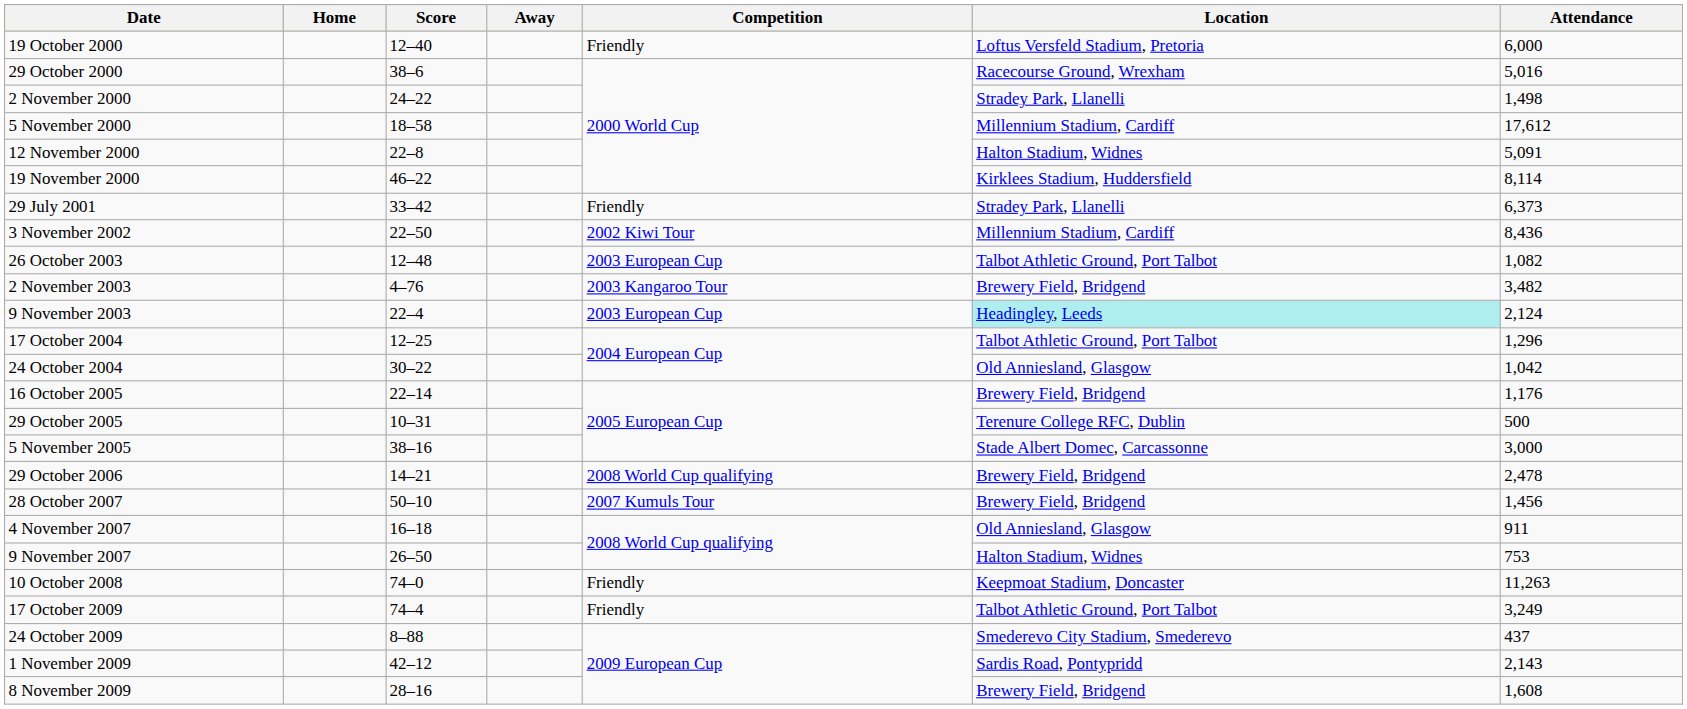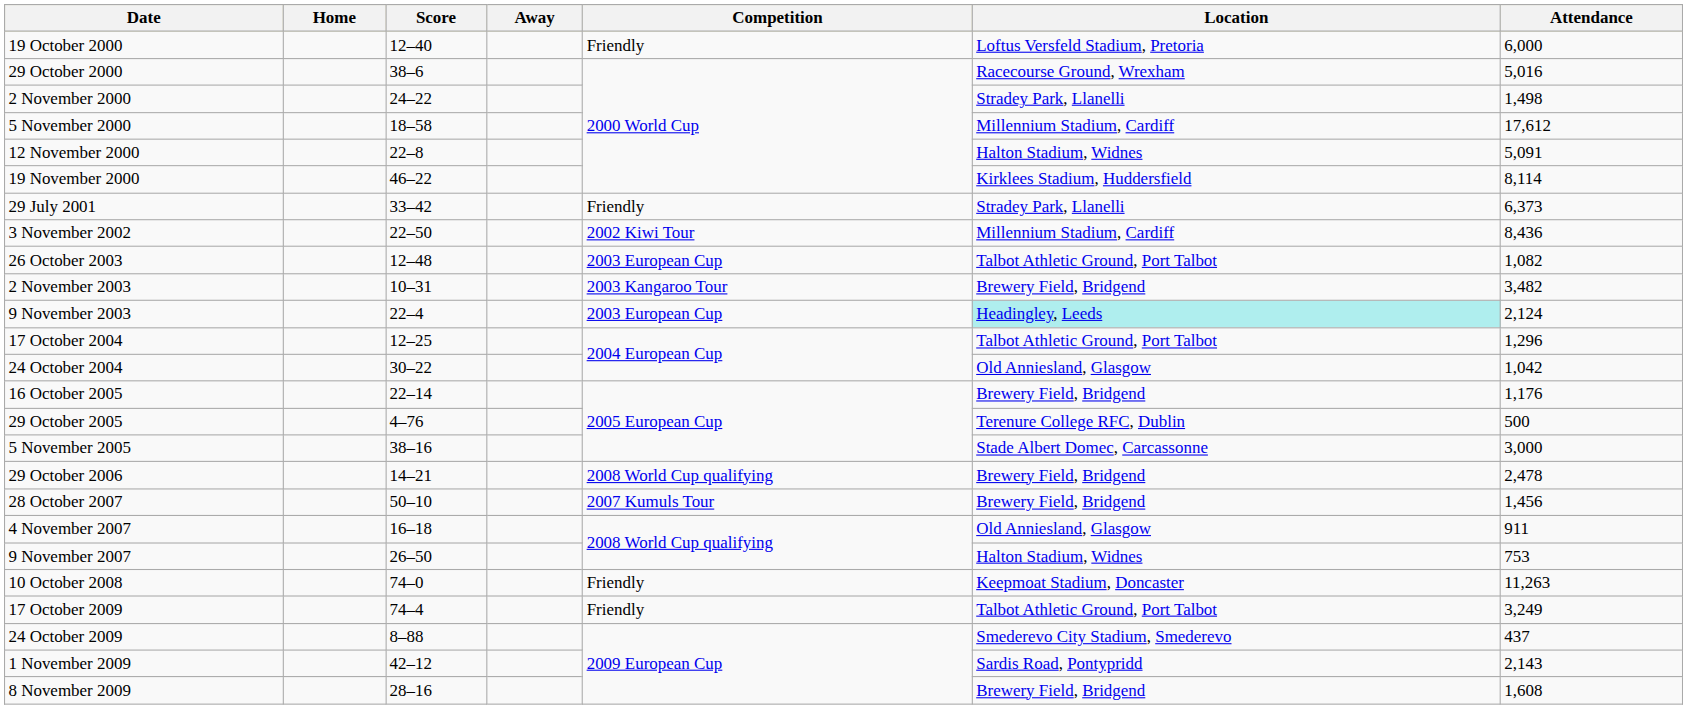(407, 286) 4–76 -> (411, 286) 10–31
(411, 421) 10–31 -> (407, 421) 4–76
